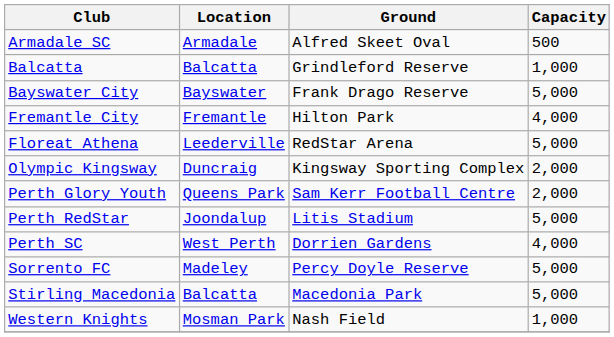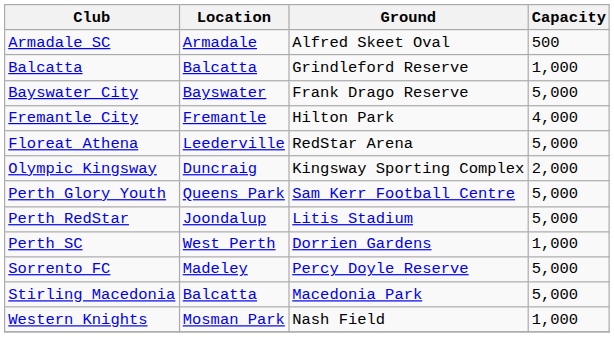(555, 194) 2,000 -> (555, 194) 5,000
(555, 244) 4,000 -> (555, 244) 1,000
